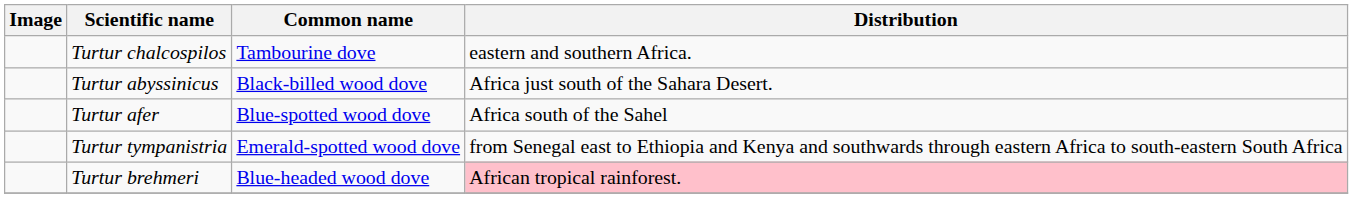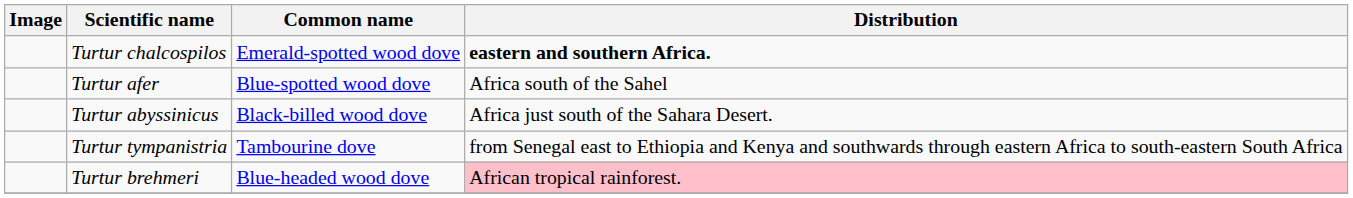(306, 51) Tambourine dove -> (348, 51) Emerald-spotted wood dove
(581, 51) normal -> (590, 51) bold
rows swapped: (145, 83) <-> (115, 114)
(348, 146) Emerald-spotted wood dove -> (306, 146) Tambourine dove
